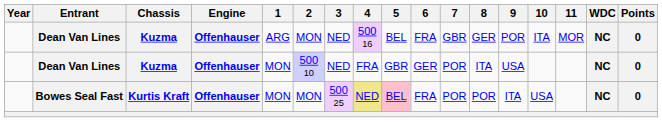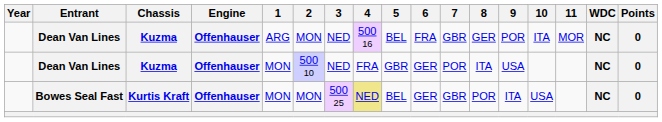(396, 97) pink background -> (396, 97) no background
(425, 97) FRA -> (425, 97) GER
(455, 97) POR -> (455, 97) GBR
